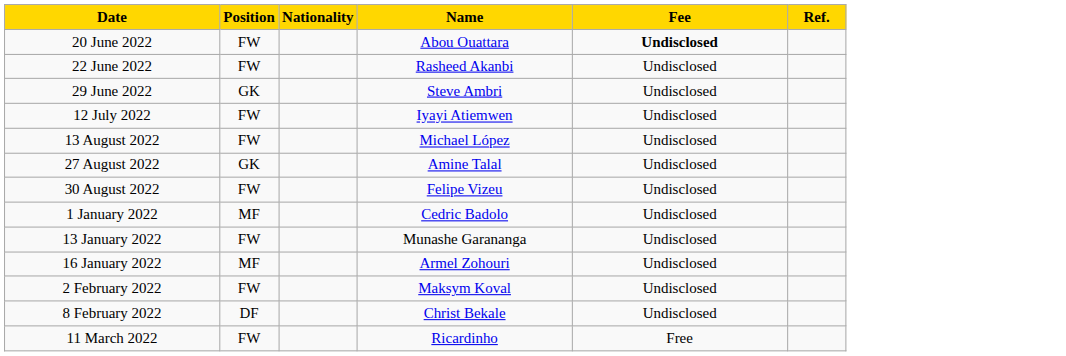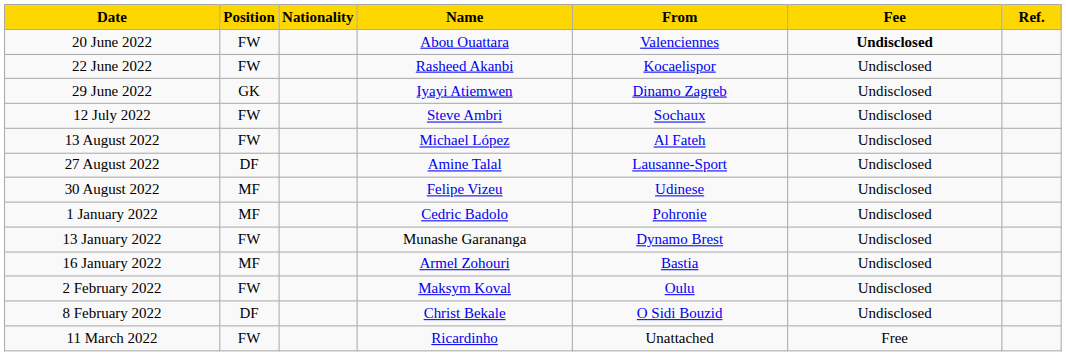+ column: (680, 17)
(465, 91) Steve Ambri -> (465, 91) Iyayi Atiemwen
(465, 116) Iyayi Atiemwen -> (465, 116) Steve Ambri
(249, 165) GK -> (249, 165) DF
(249, 190) FW -> (249, 190) MF
